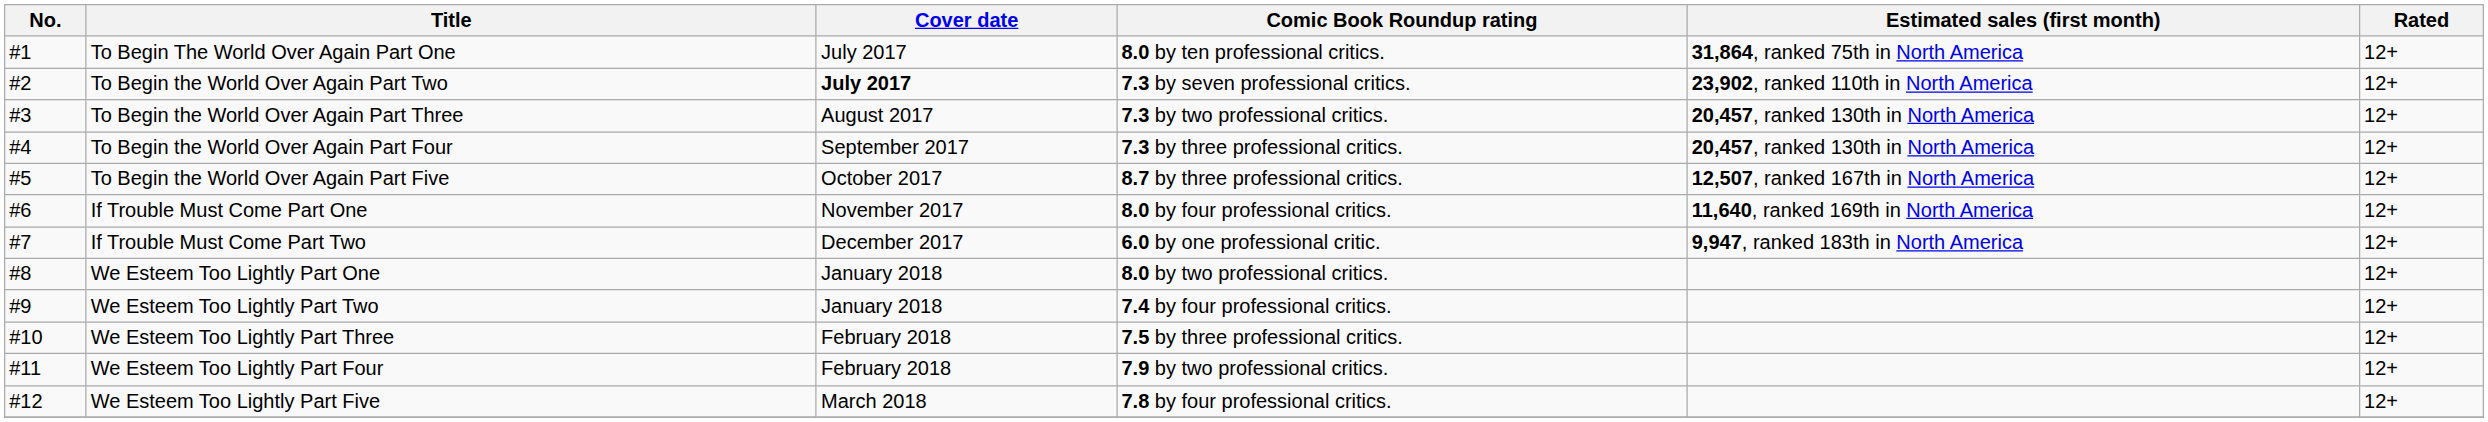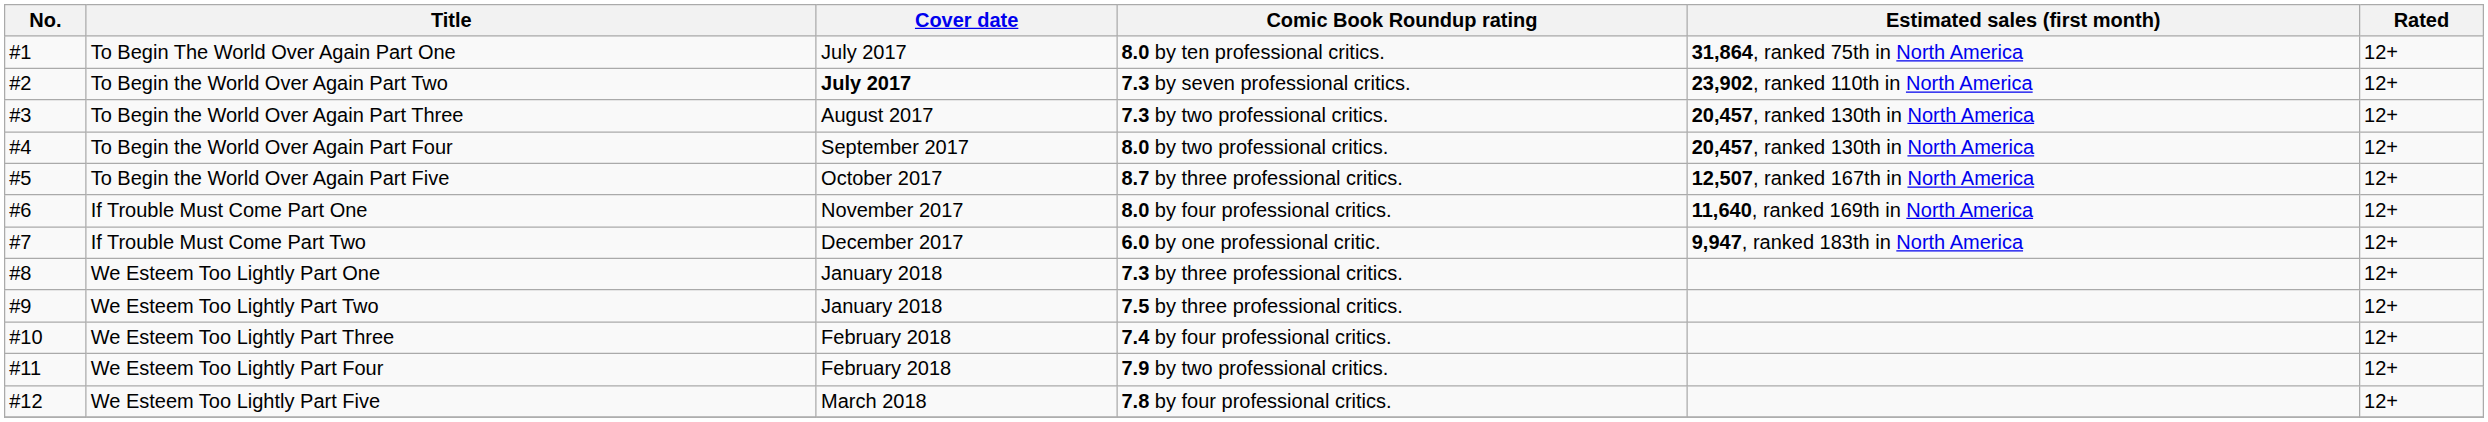(1262, 147) 7.3 by three professional critics. -> (1255, 147) 8.0 by two professional critics.
(1255, 274) 8.0 by two professional critics. -> (1262, 274) 7.3 by three professional critics.
(1257, 305) 7.4 by four professional critics. -> (1262, 305) 7.5 by three professional critics.
(1262, 337) 7.5 by three professional critics. -> (1257, 337) 7.4 by four professional critics.
